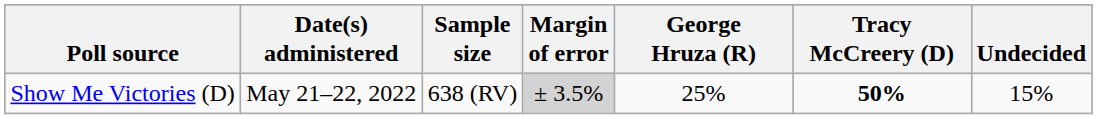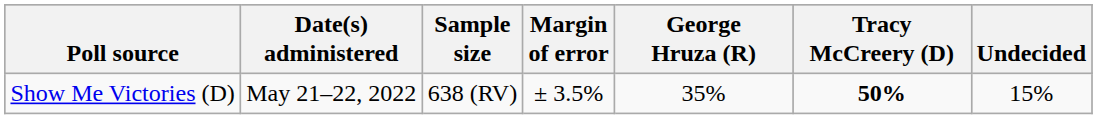(569, 92) lightgrey background -> (569, 92) no background
(704, 92) 25% -> (704, 92) 35%
